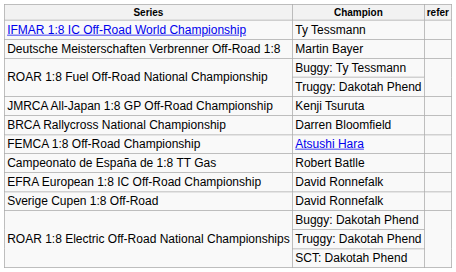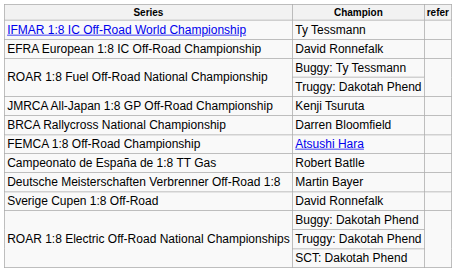rows swapped: (134, 182) <-> (144, 49)
